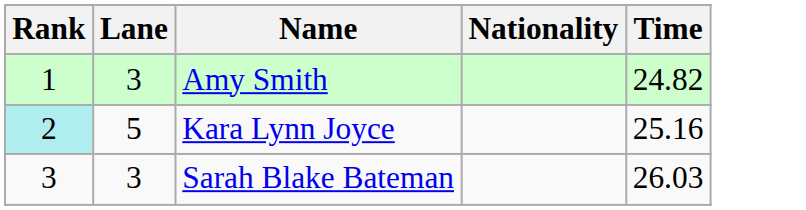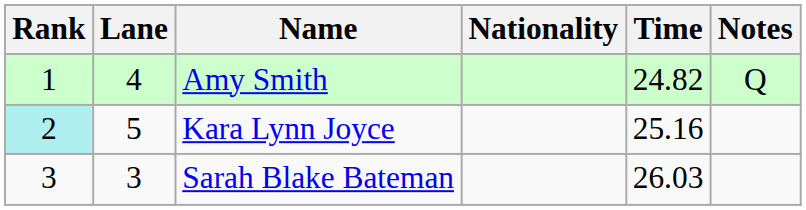+ column: (755, 29)
(134, 79) 3 -> (134, 79) 4
